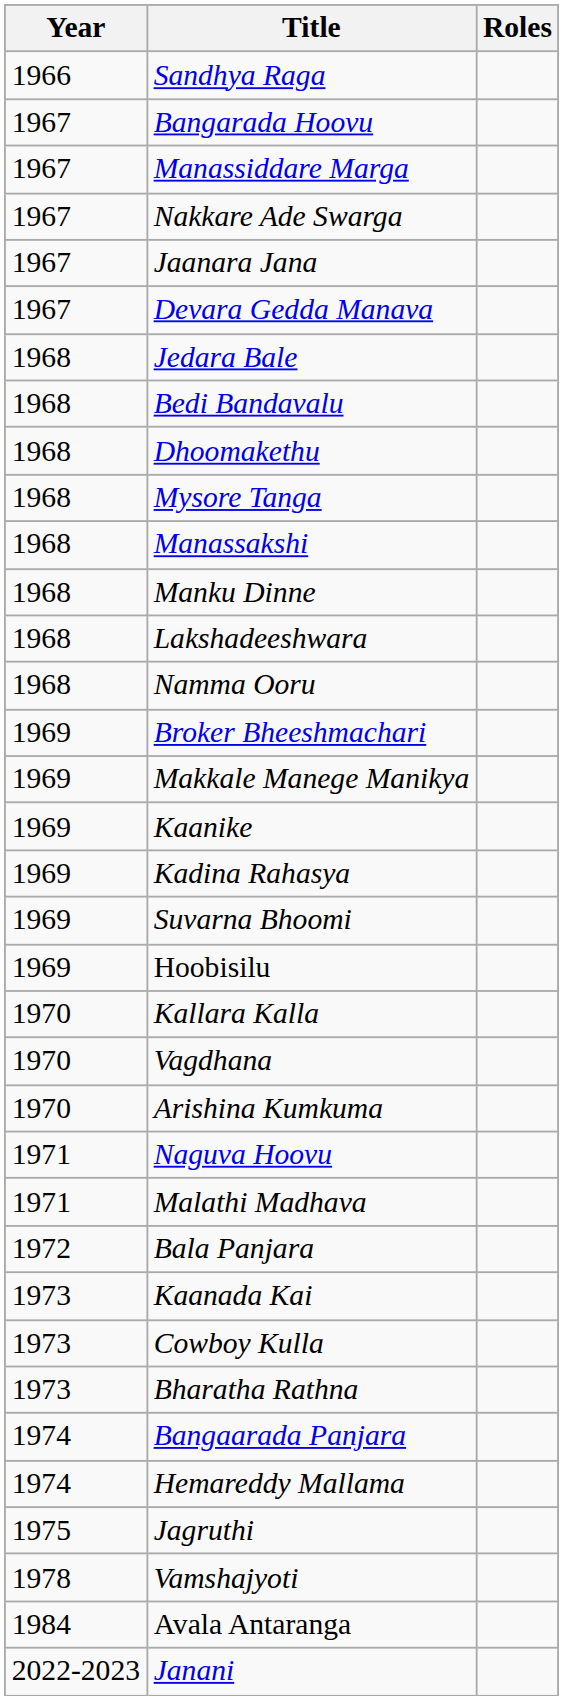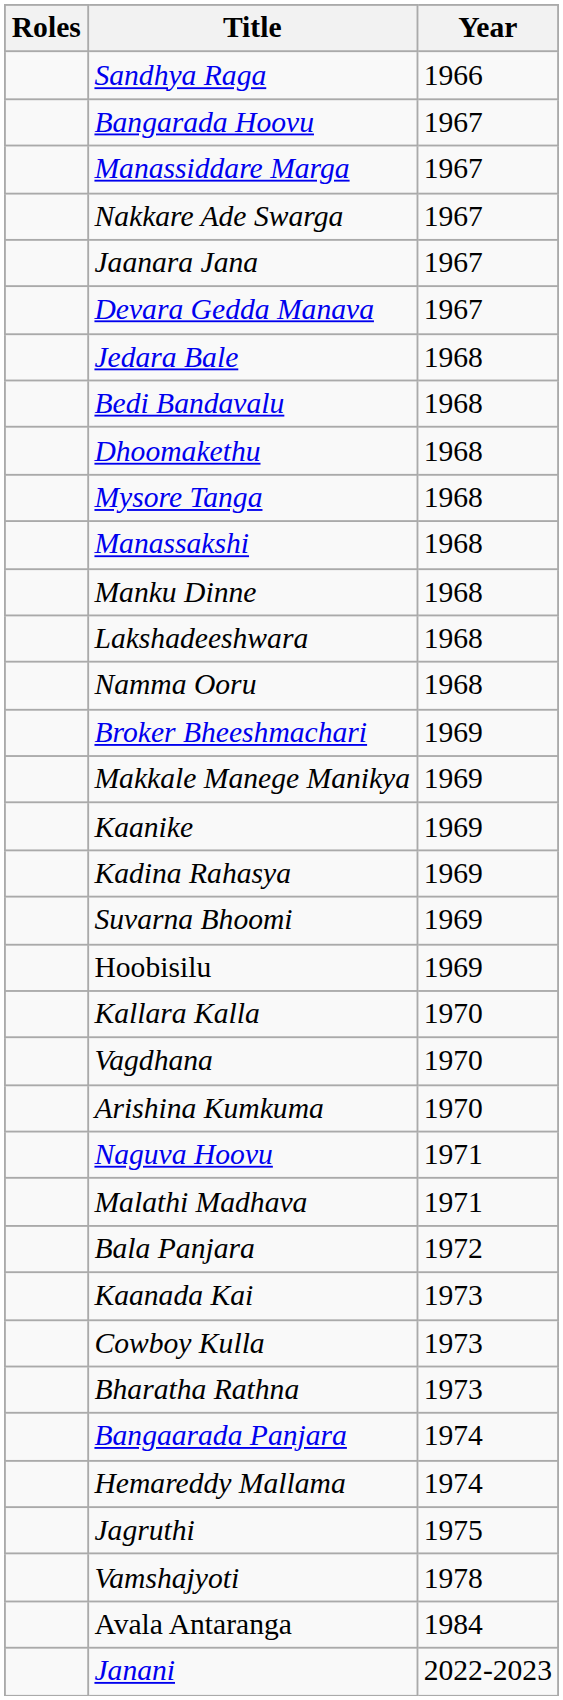columns swapped: (76, 27) <-> (517, 27)
